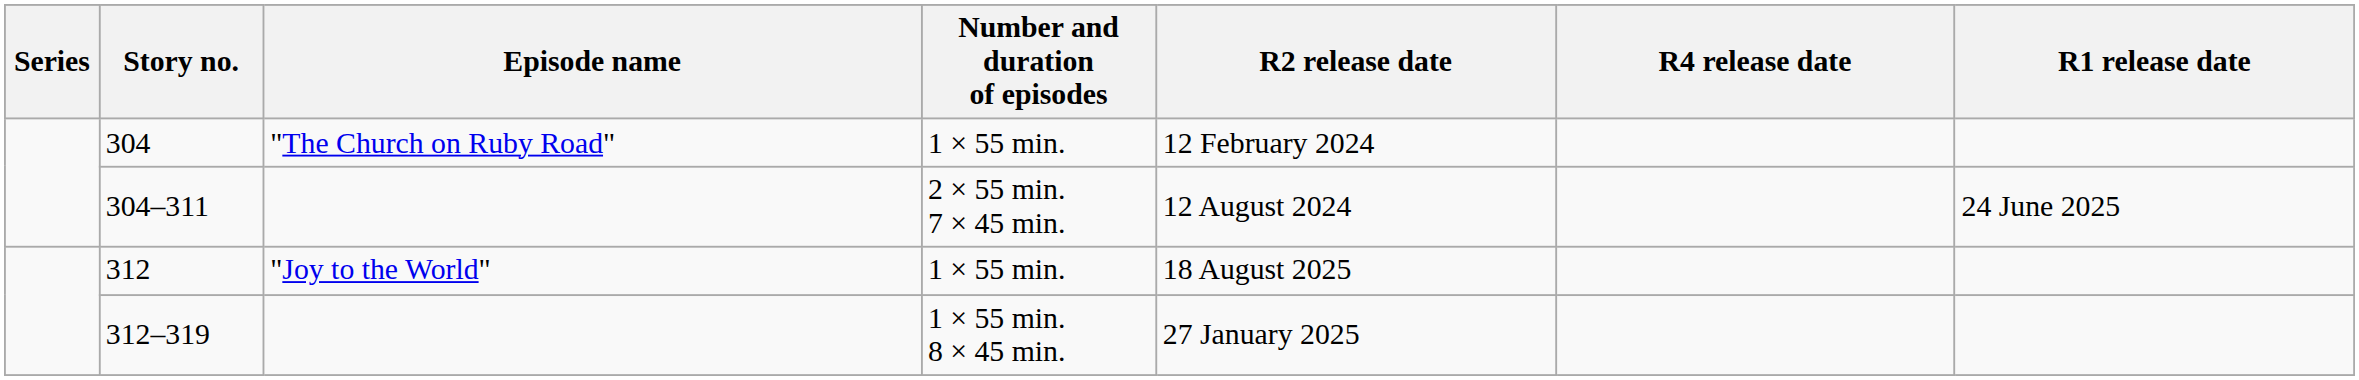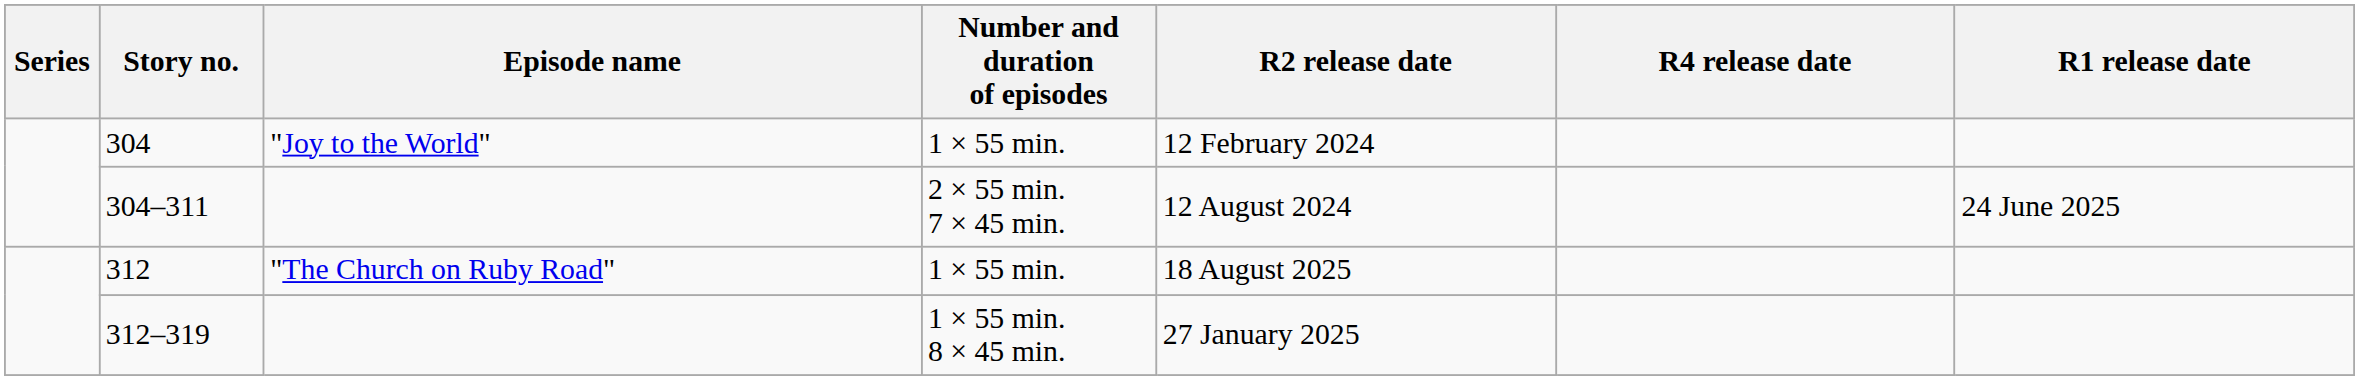(443, 142) "The Church on Ruby Road" -> (380, 142) "Joy to the World"
(380, 270) "Joy to the World" -> (443, 270) "The Church on Ruby Road"
